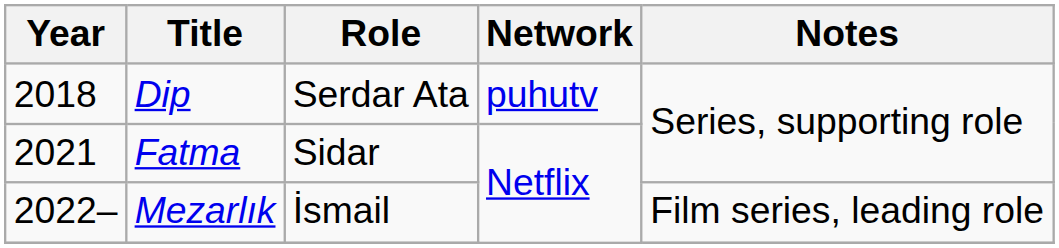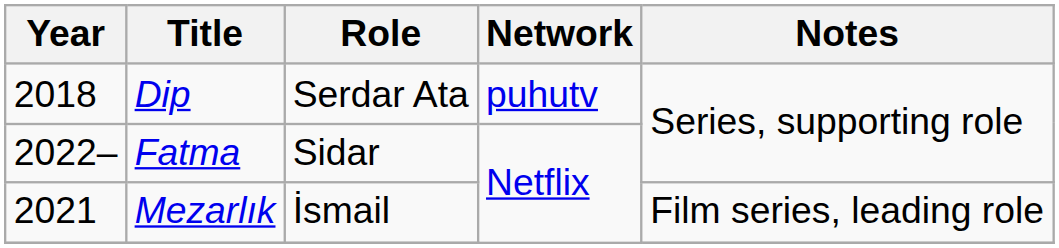(55, 152) 2021 -> (66, 152) 2022–
(66, 211) 2022– -> (55, 211) 2021
